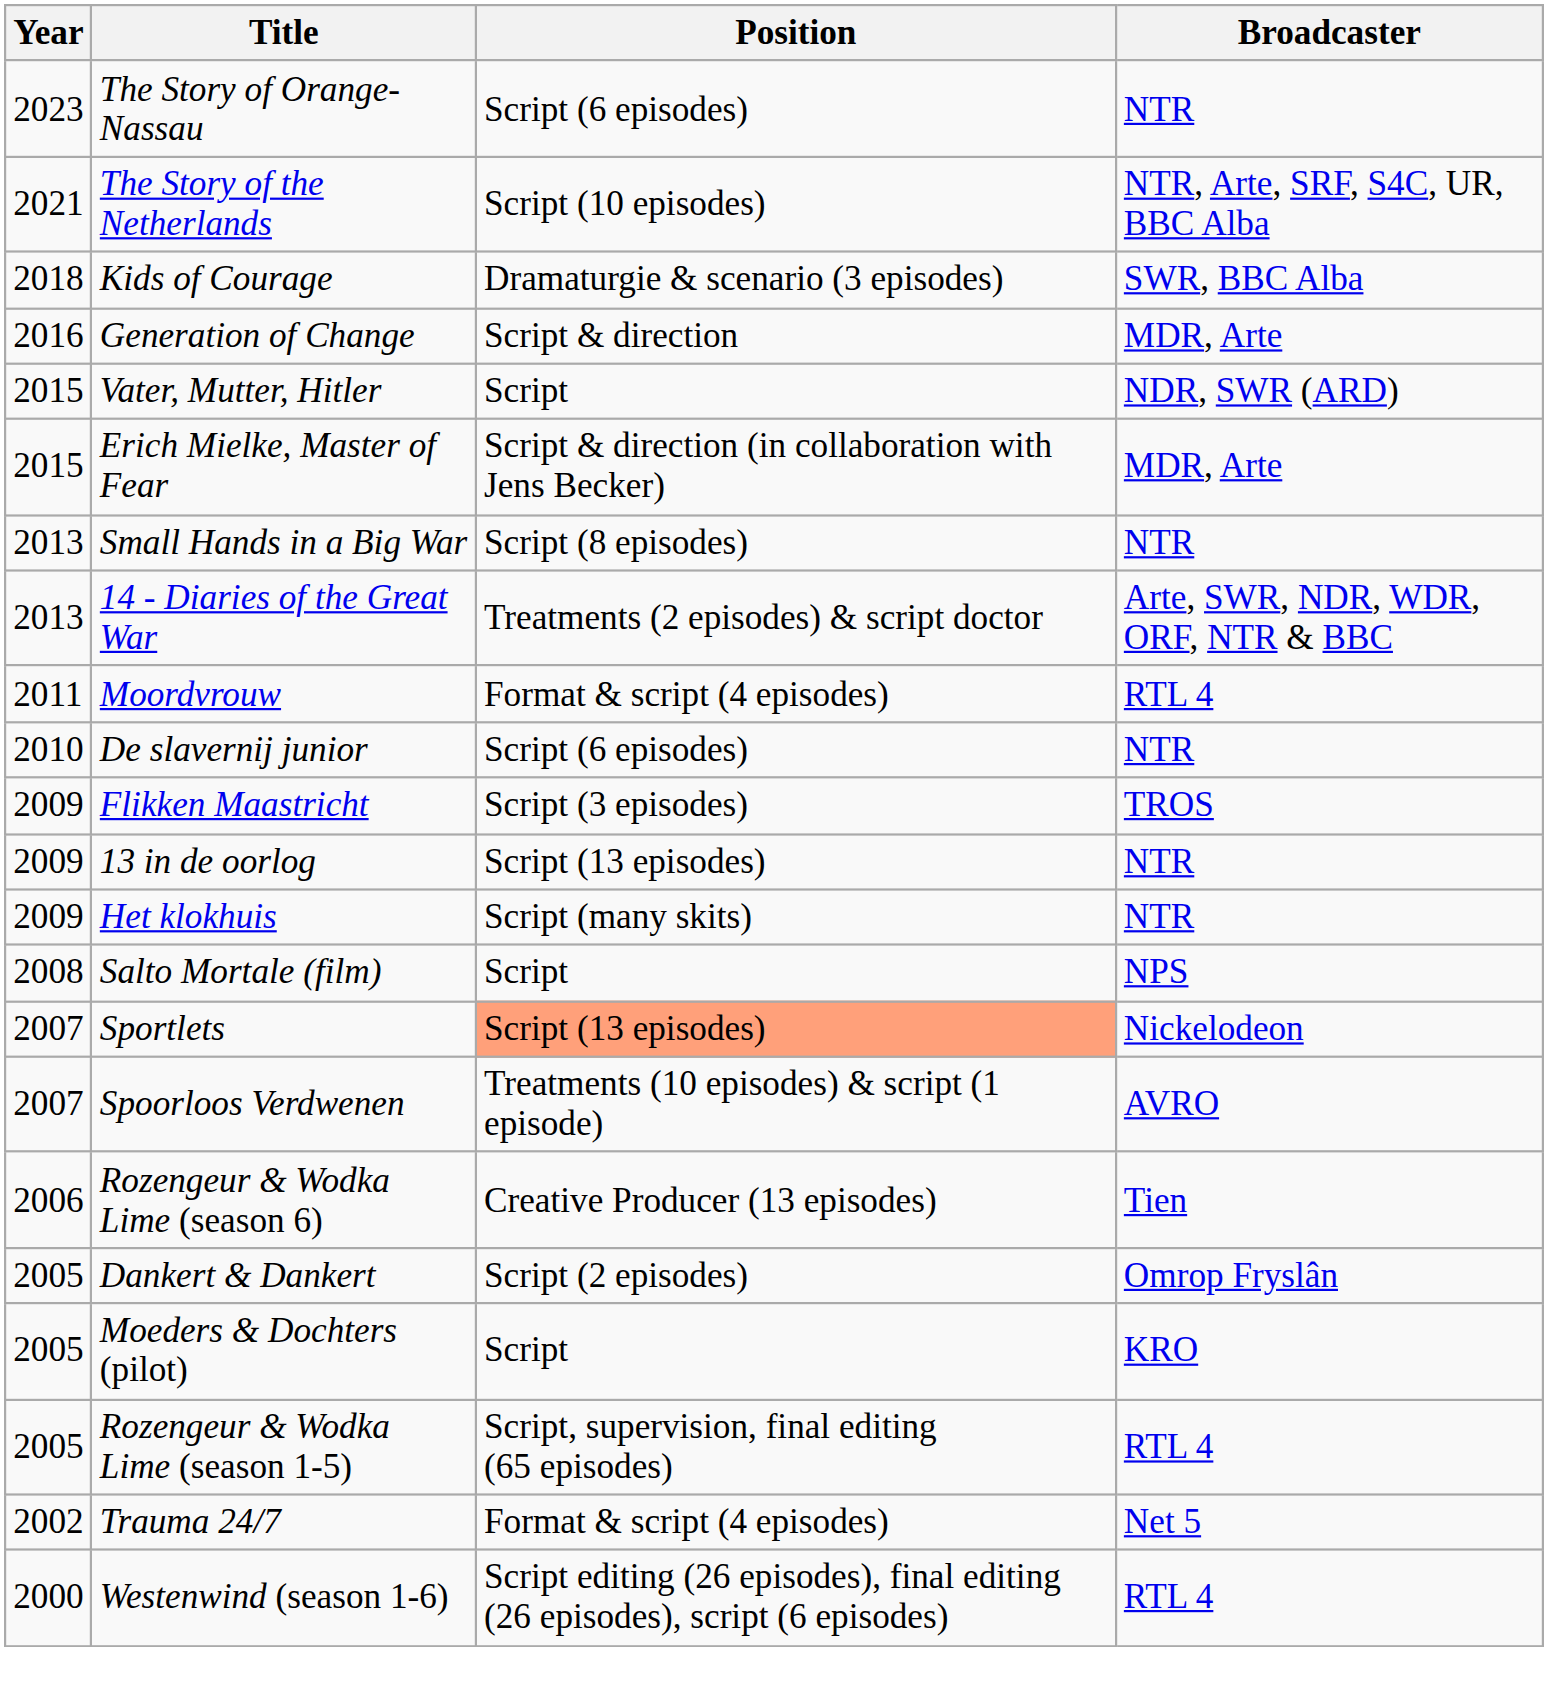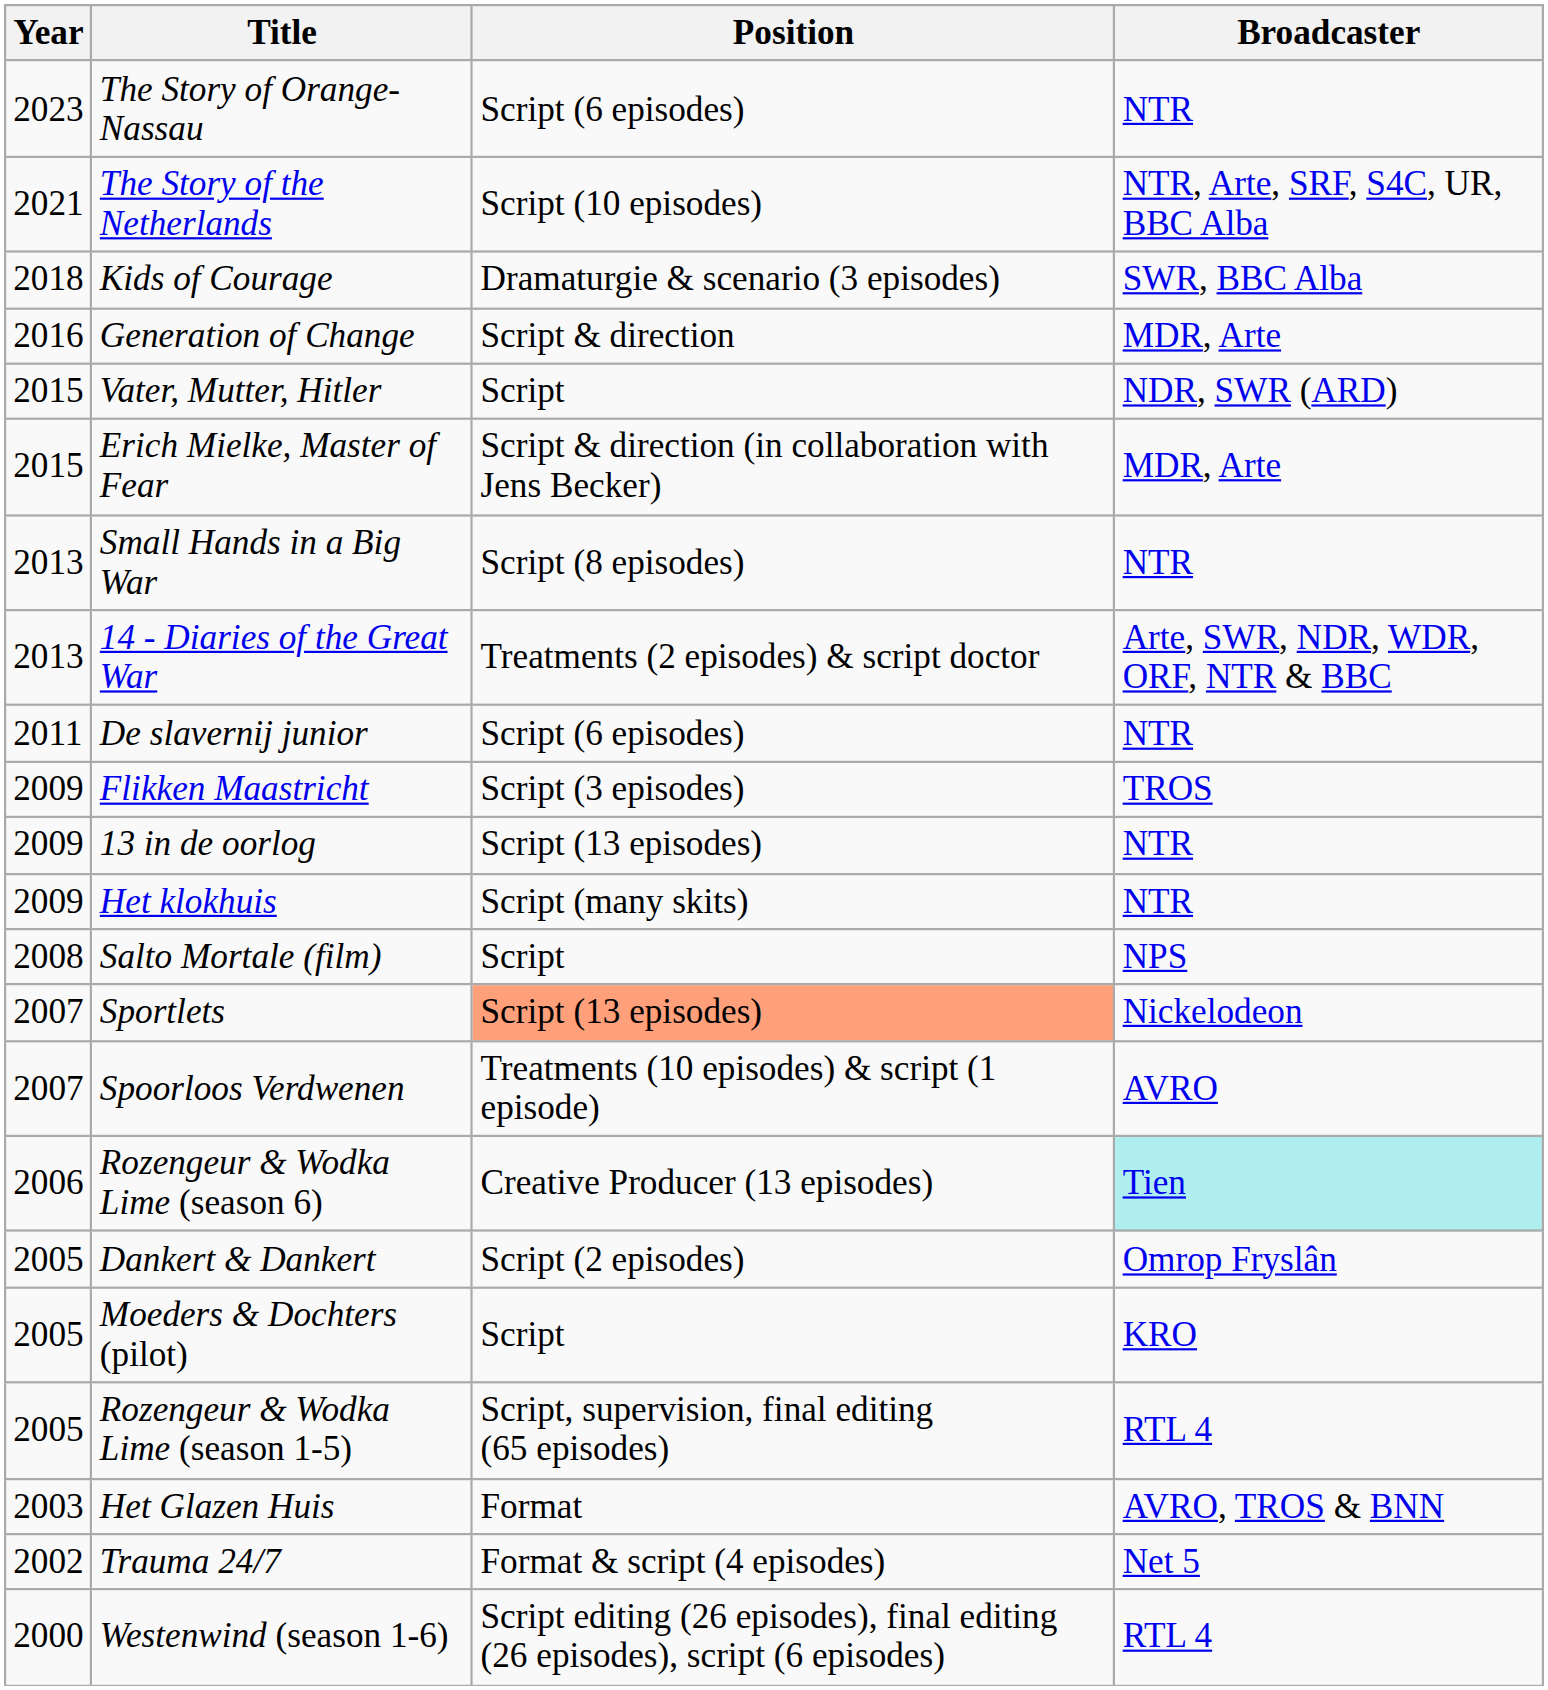- row: (190, 693)
(48, 749) 2010 -> (48, 732) 2011
(1156, 1199) no background -> (1154, 1183) paleturquoise background
+ row: (217, 1505)
